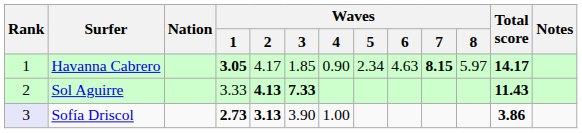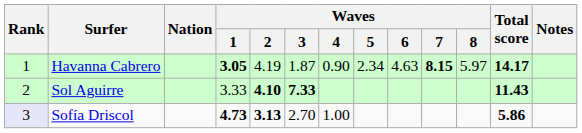(268, 66) 4.17 -> (268, 66) 4.19
(302, 66) 1.85 -> (302, 66) 1.87
(268, 90) 4.13 -> (268, 90) 4.10
(233, 115) 2.73 -> (233, 115) 4.73
(302, 115) 3.90 -> (302, 115) 2.70
(512, 115) 3.86 -> (512, 115) 5.86
